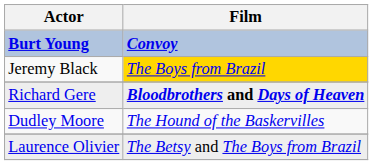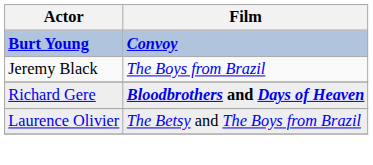(196, 69) gold background -> (196, 69) no background
- row: (56, 120)
